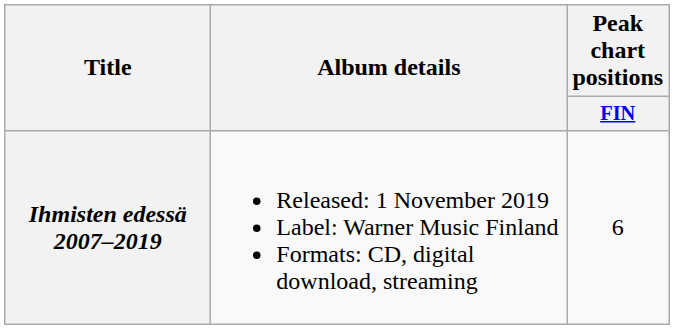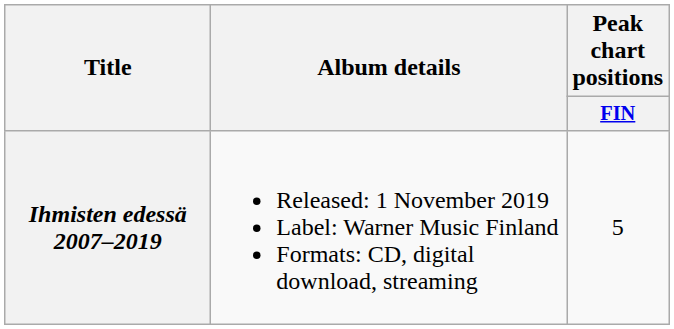(618, 227) 6 -> (618, 227) 5
